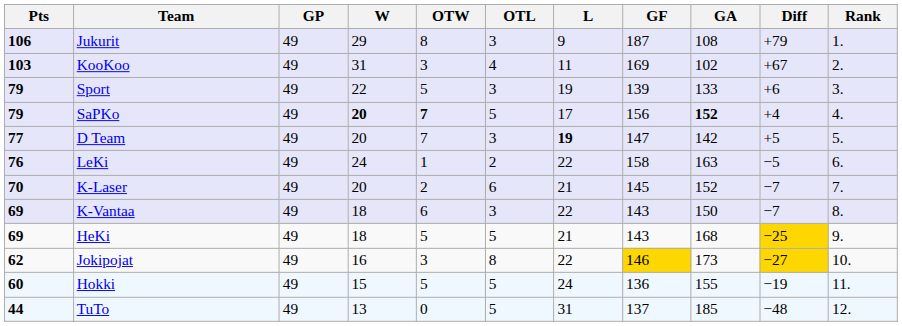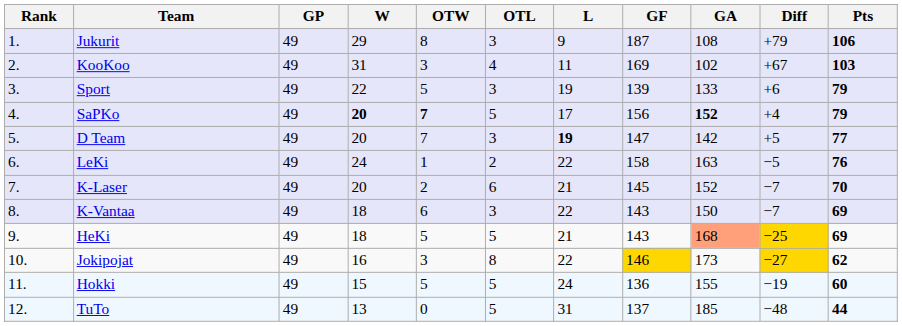columns swapped: (863, 16) <-> (39, 16)
(706, 235) no background -> (706, 235) lightsalmon background
